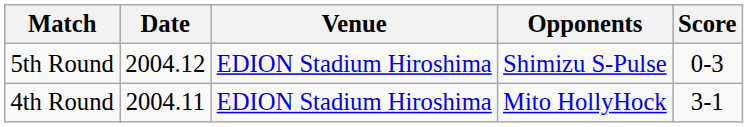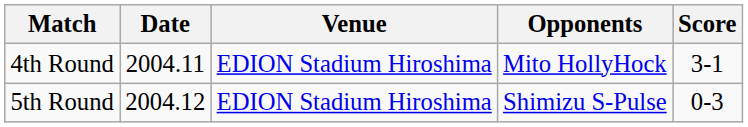rows swapped: (62, 102) <-> (62, 63)
